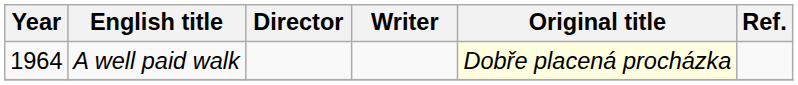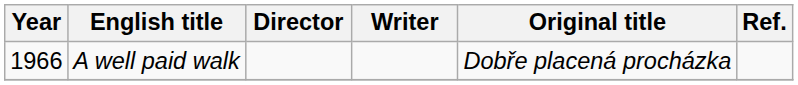(36, 60) 1964 -> (36, 60) 1966
(597, 60) lightyellow background -> (597, 60) no background
